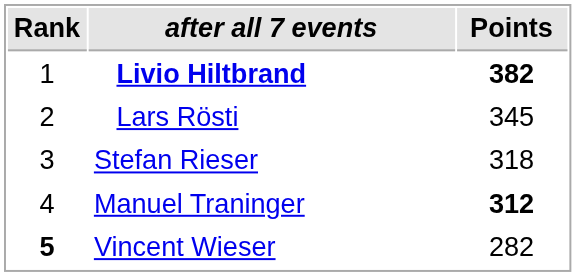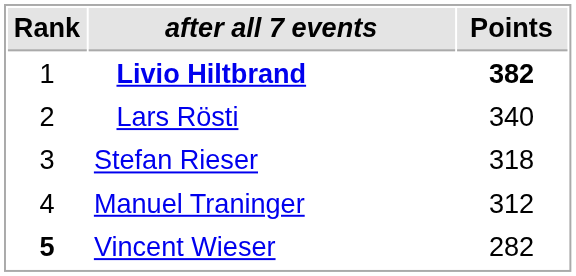(512, 117) 345 -> (512, 117) 340
(512, 204) bold -> (512, 204) normal
